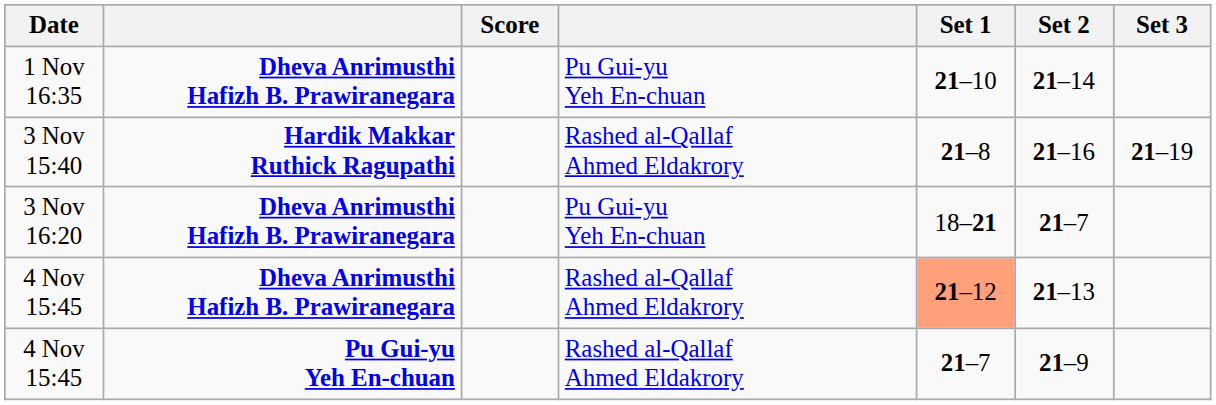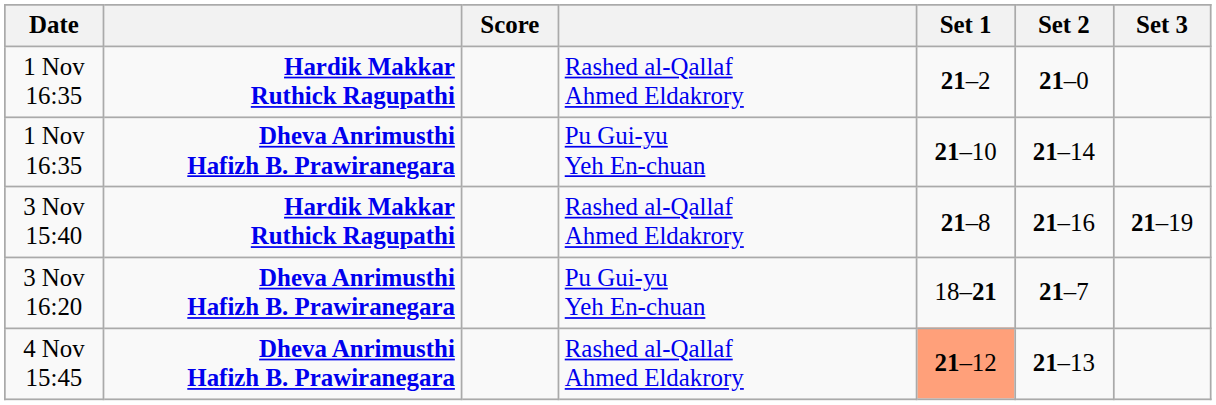+ row: (54, 81)
- row: (54, 363)
